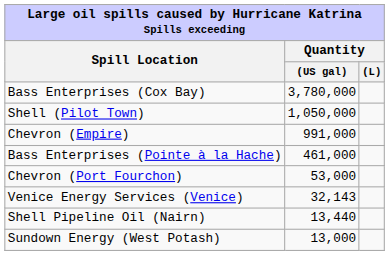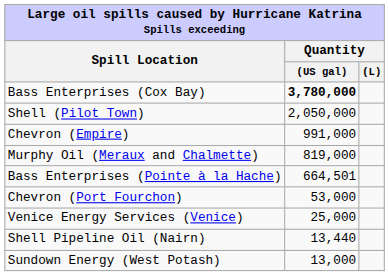(322, 93) normal -> (322, 93) bold
(322, 114) 1,050,000 -> (322, 114) 2,050,000
+ row: (133, 156)
(330, 156) 461,000 -> (330, 177) 664,501
(333, 198) 32,143 -> (333, 219) 25,000
